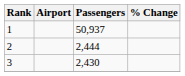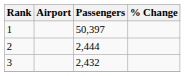(90, 29) 50,937 -> (90, 29) 50,397
(88, 63) 2,430 -> (88, 63) 2,432
